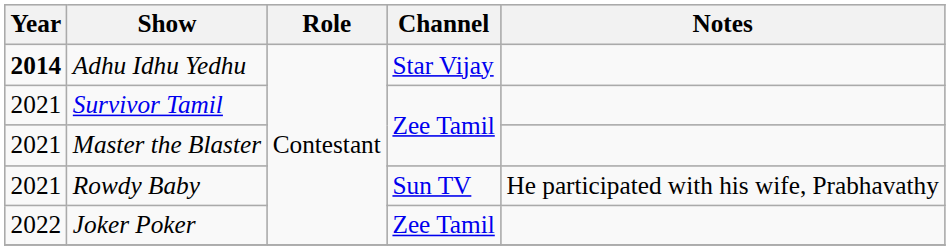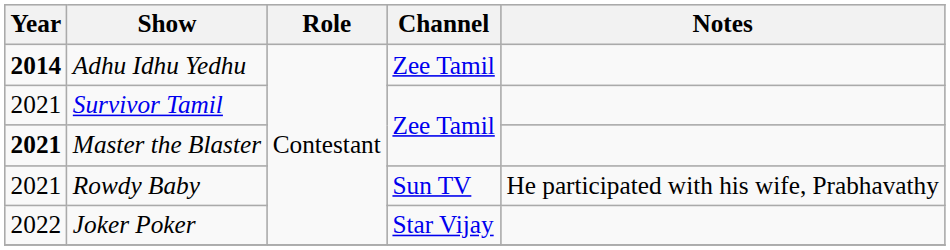(443, 64) Star Vijay -> (444, 64) Zee Tamil
(36, 144) normal -> (36, 144) bold
(444, 225) Zee Tamil -> (443, 225) Star Vijay
